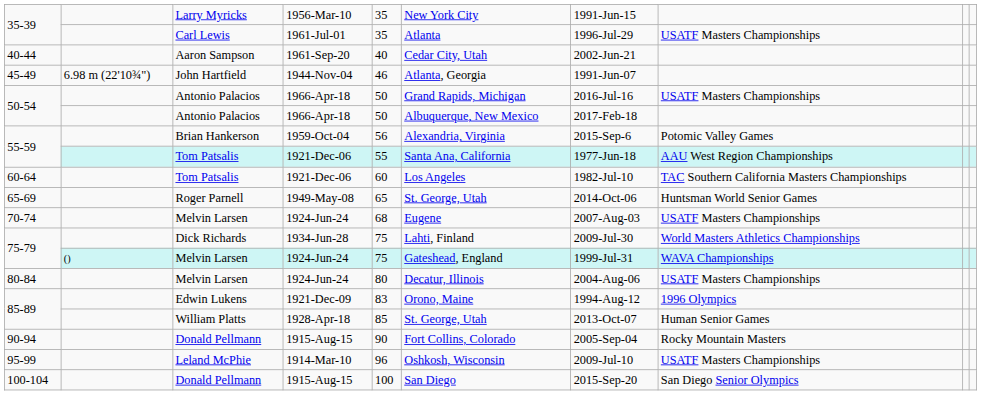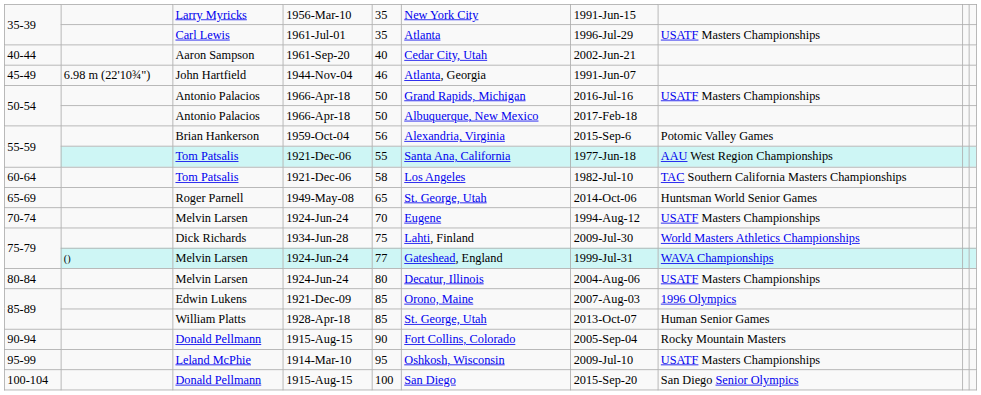(381, 177) 60 -> (381, 177) 58
(381, 217) 68 -> (381, 217) 70
(607, 217) 2007-Aug-03 -> (607, 217) 1994-Aug-12
(381, 258) 75 -> (381, 258) 77
(381, 299) 83 -> (381, 299) 85
(607, 299) 1994-Aug-12 -> (607, 299) 2007-Aug-03
(381, 359) 96 -> (381, 359) 95
